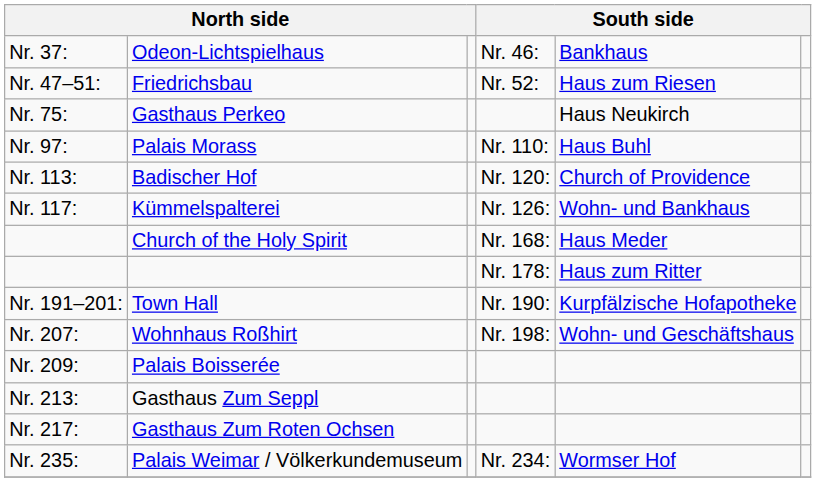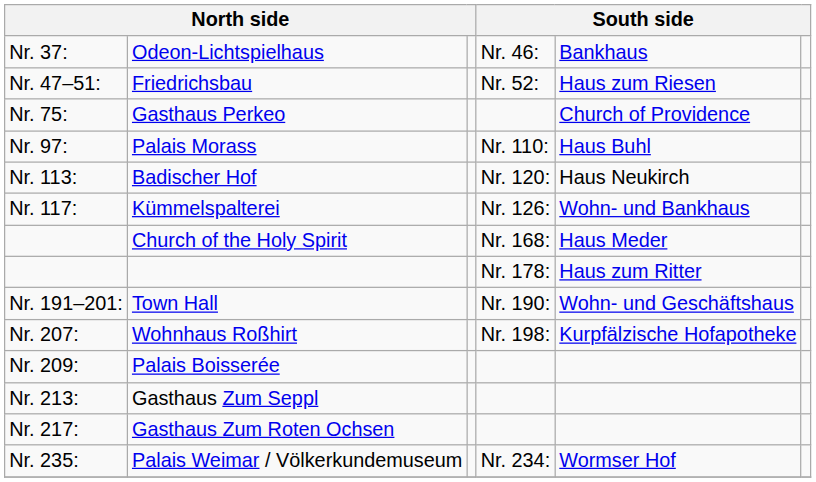(624, 114) Haus Neukirch -> (655, 114) Church of Providence
(655, 177) Church of Providence -> (624, 177) Haus Neukirch
(678, 303) Kurpfälzische Hofapotheke -> (677, 303) Wohn- und Geschäftshaus
(677, 334) Wohn- und Geschäftshaus -> (678, 334) Kurpfälzische Hofapotheke
